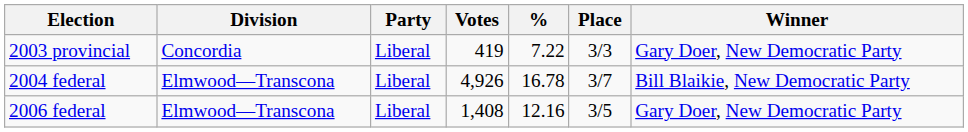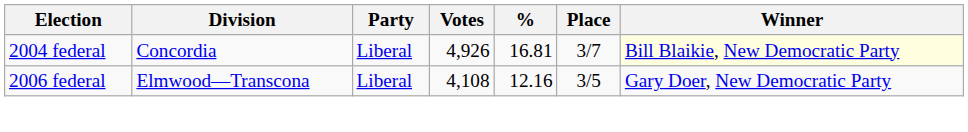- row: (70, 50)
(248, 80) Elmwood—Transcona -> (176, 50) Concordia
(543, 80) 16.78 -> (531, 50) 16.81
(773, 80) no background -> (762, 50) lightyellow background
(482, 111) 1,408 -> (468, 80) 4,108
